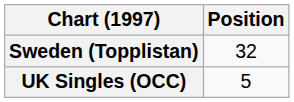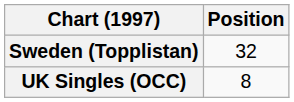(246, 81) 5 -> (246, 81) 8
